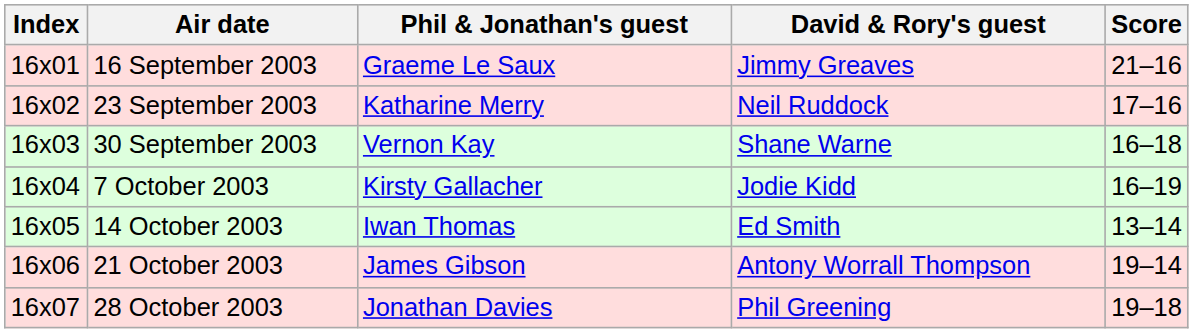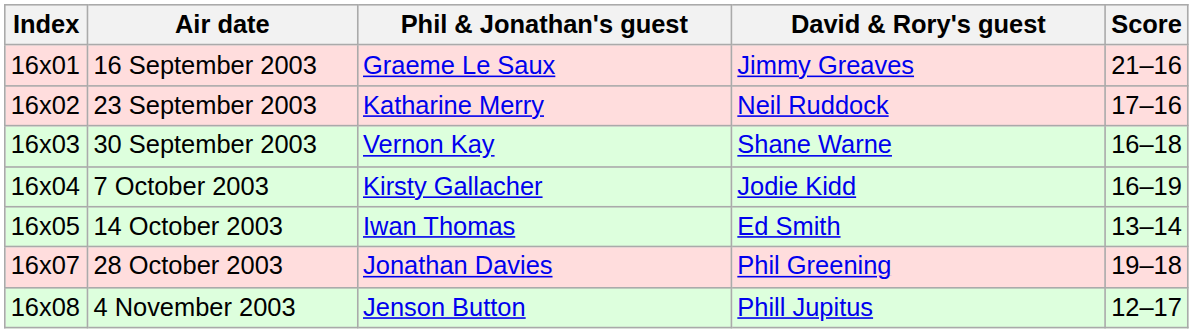- row: (188, 266)
+ row: (195, 307)
